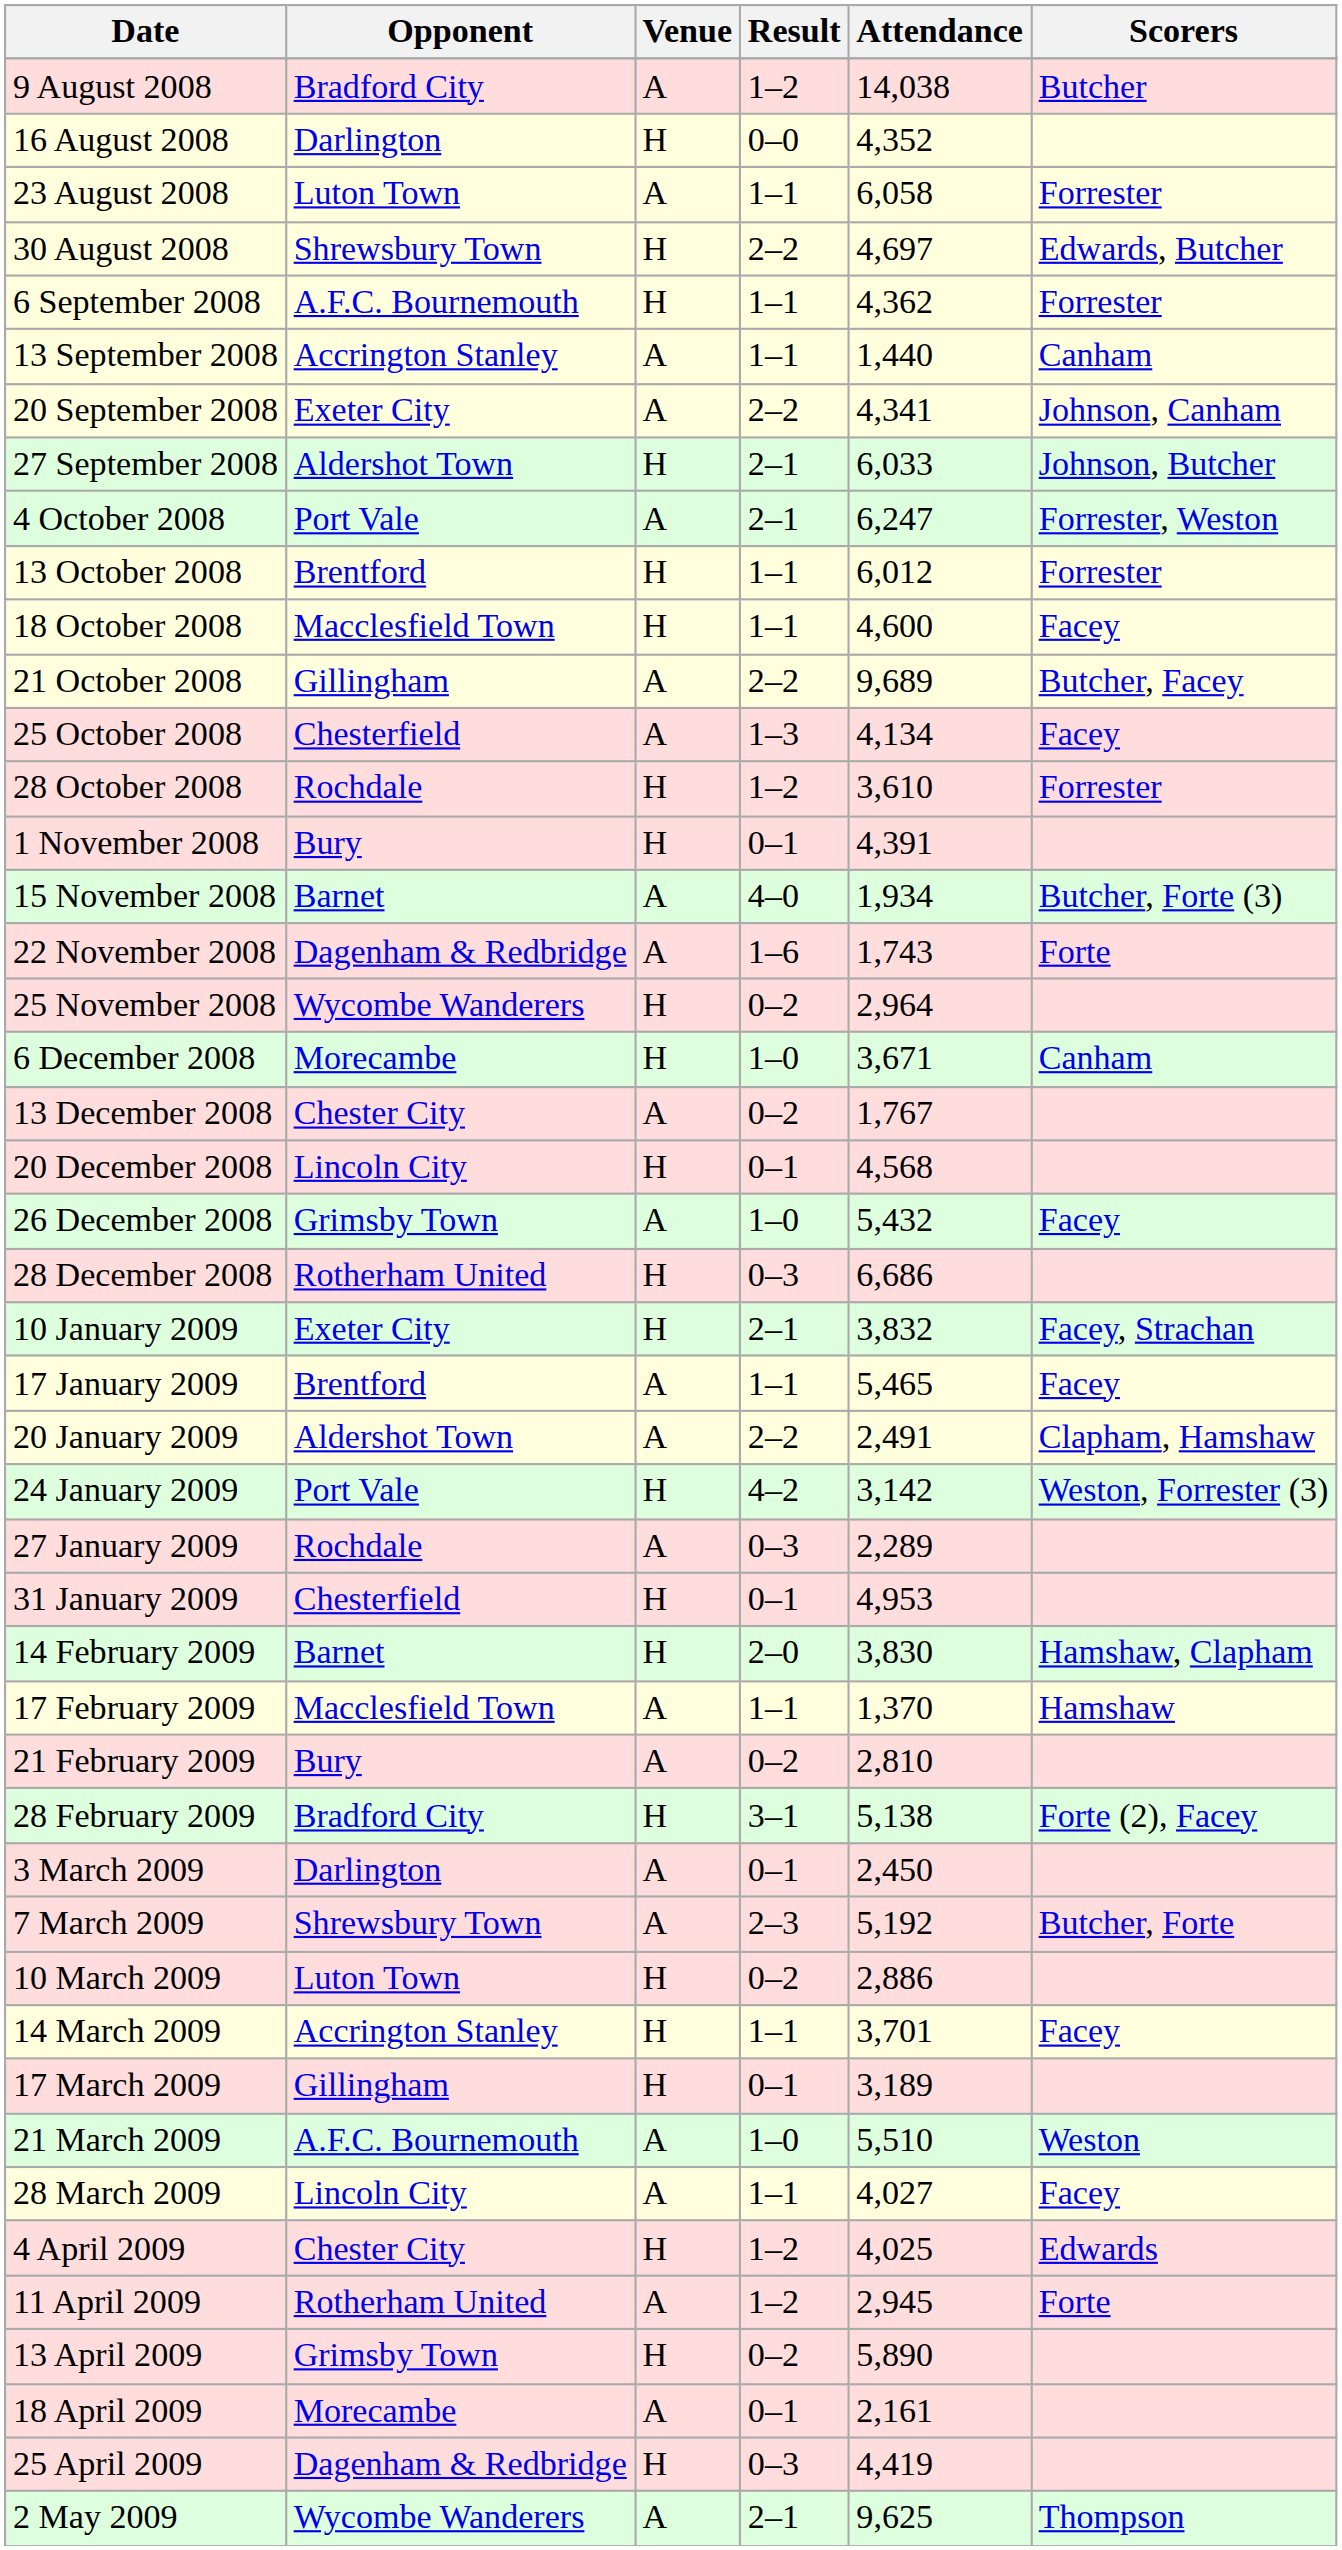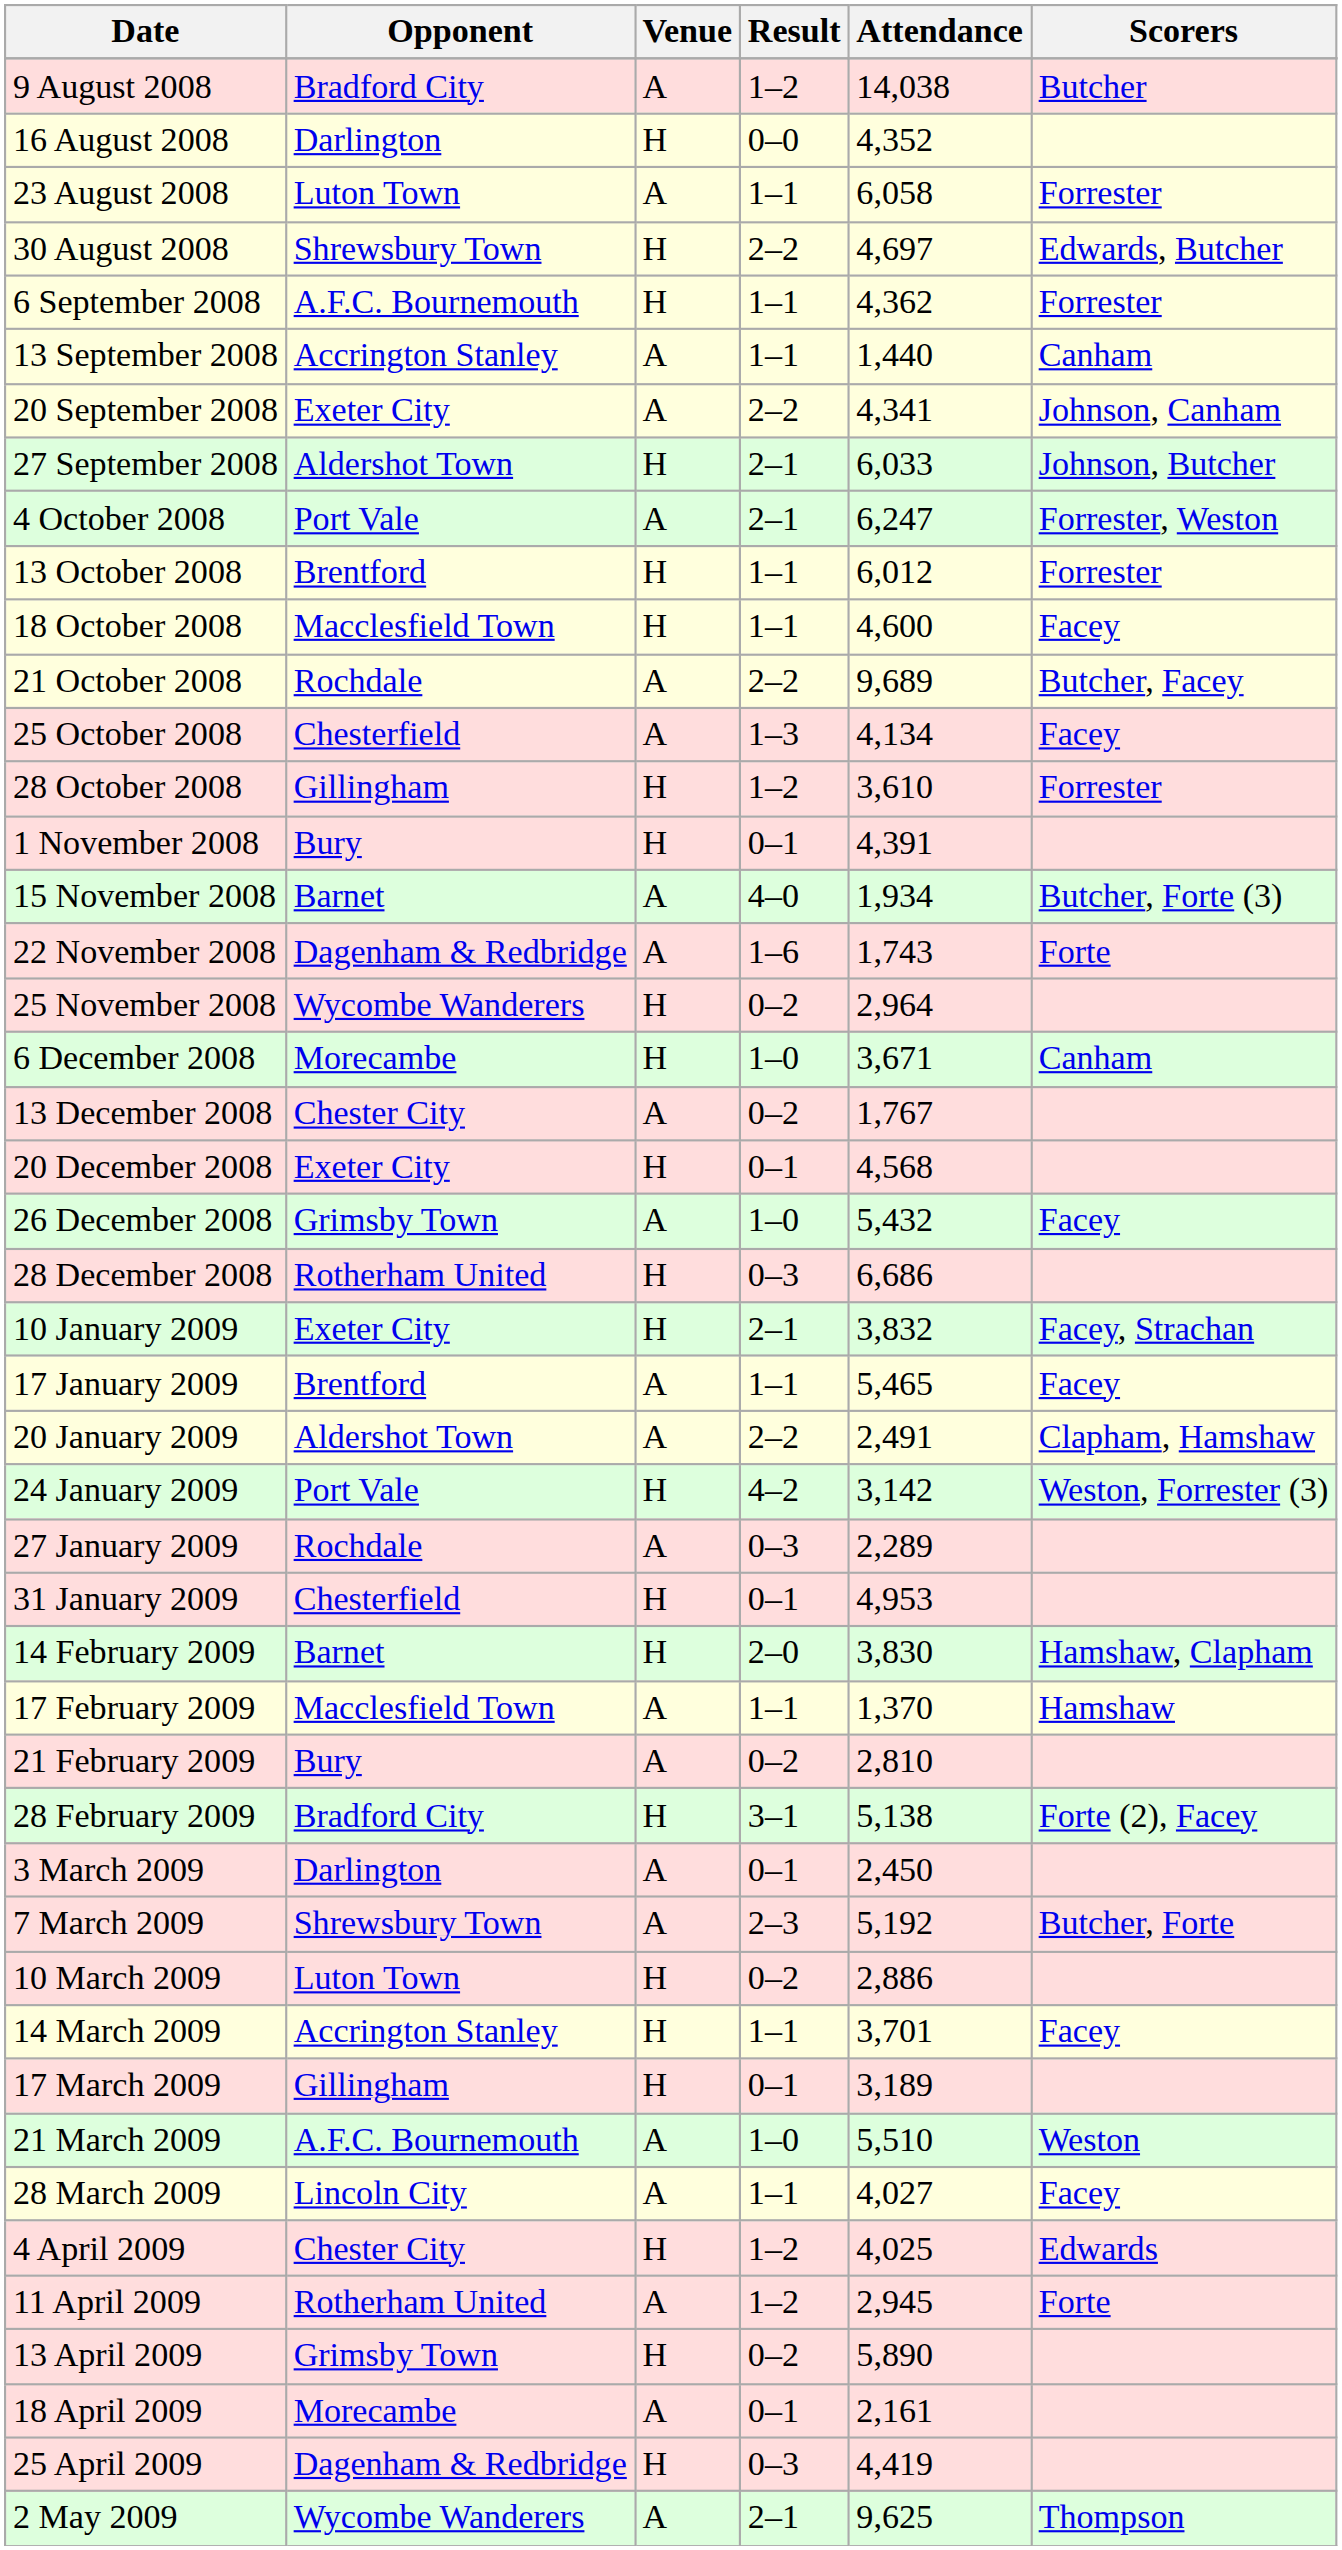(371, 680) Gillingham -> (358, 680) Rochdale
(358, 788) Rochdale -> (371, 788) Gillingham
(380, 1166) Lincoln City -> (372, 1166) Exeter City
